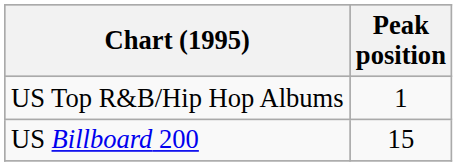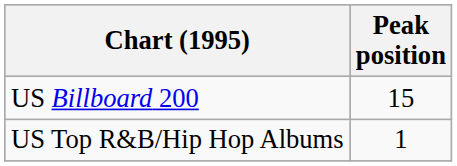rows swapped: (105, 139) <-> (177, 97)
